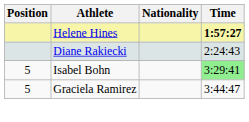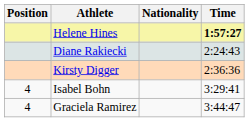+ row: (86, 70)
(27, 70) 5 -> (27, 88) 4
(222, 70) lightgreen background -> (222, 88) no background
(27, 88) 5 -> (27, 107) 4
